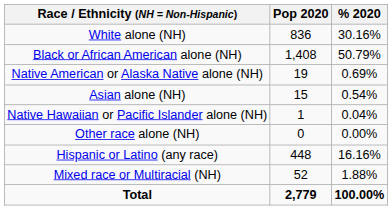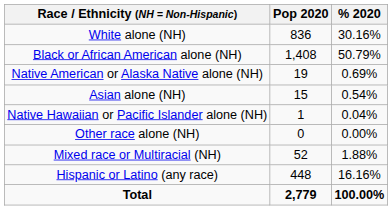rows swapped: (137, 174) <-> (137, 154)
